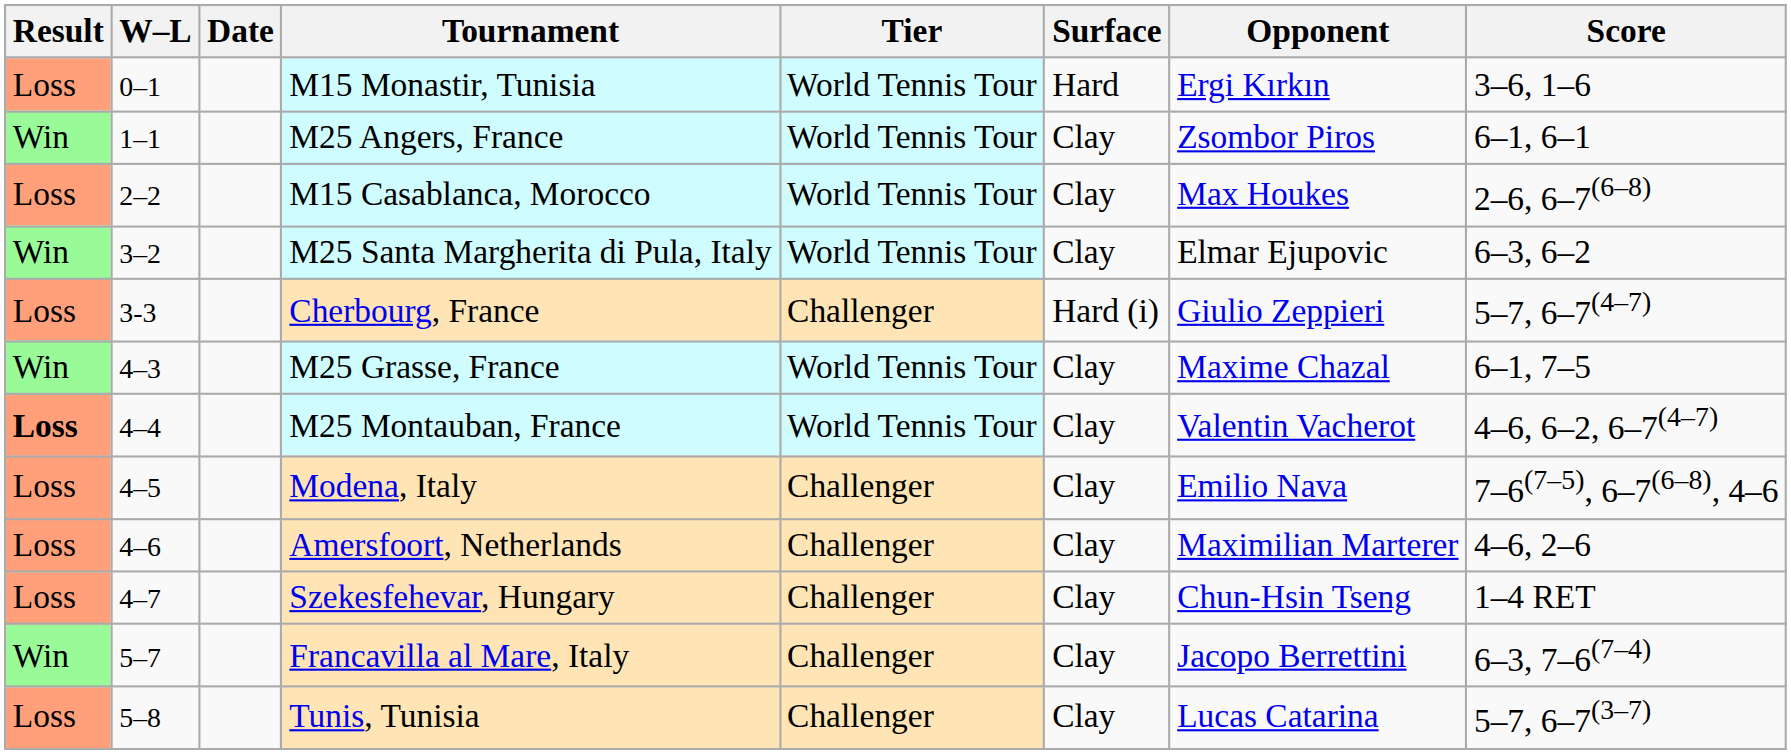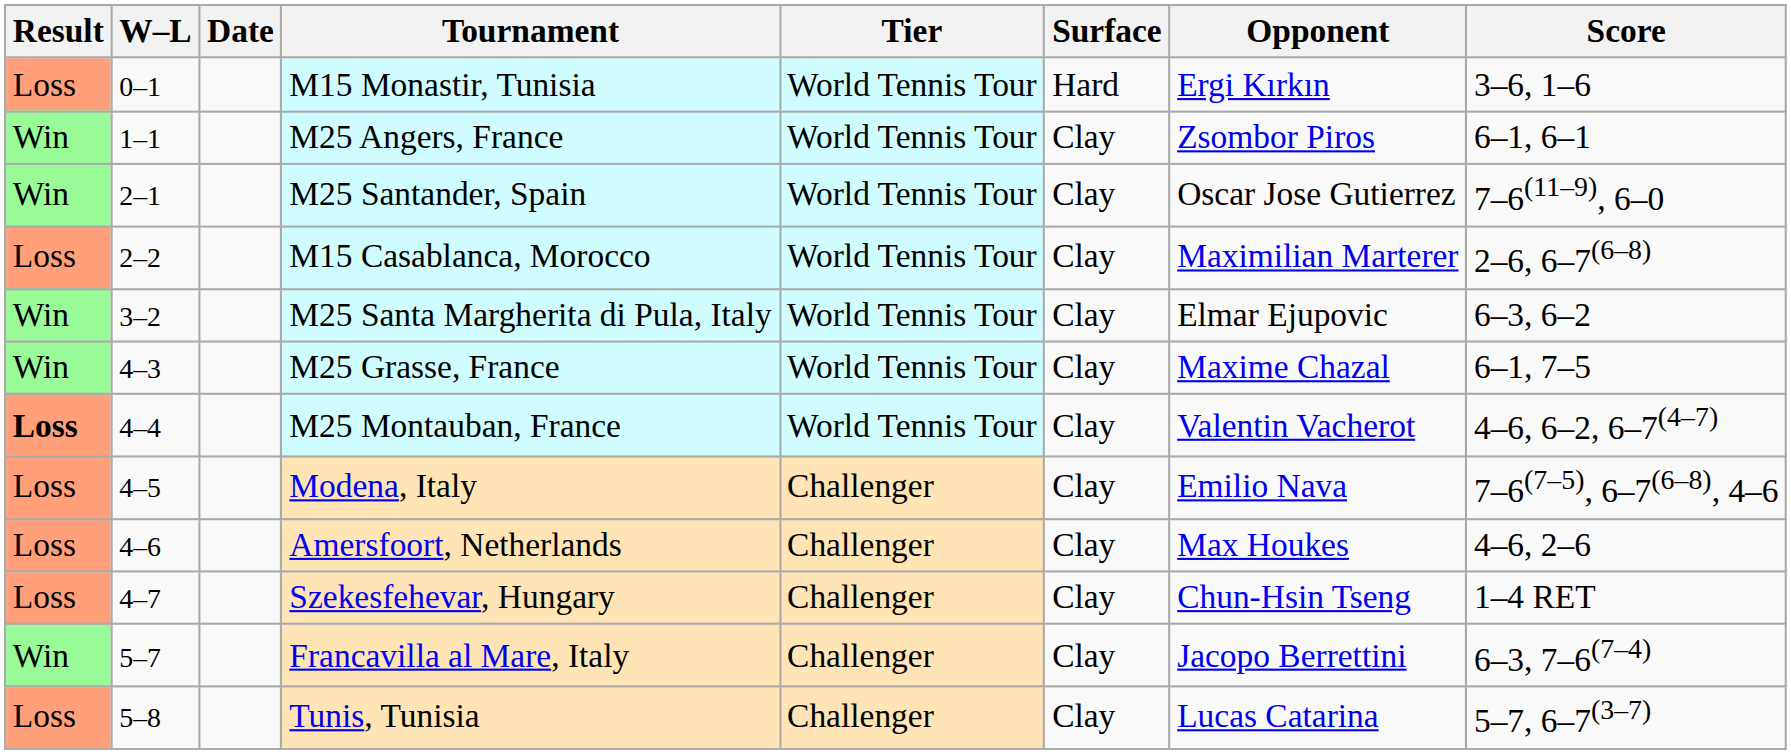+ row: (438, 194)
(1263, 194) Max Houkes -> (1318, 256) Maximilian Marterer
- row: (414, 309)
(1318, 544) Maximilian Marterer -> (1263, 544) Max Houkes
